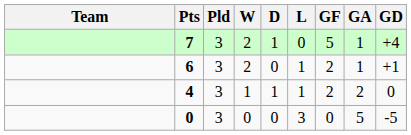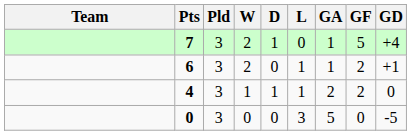columns swapped: (330, 17) <-> (360, 17)
